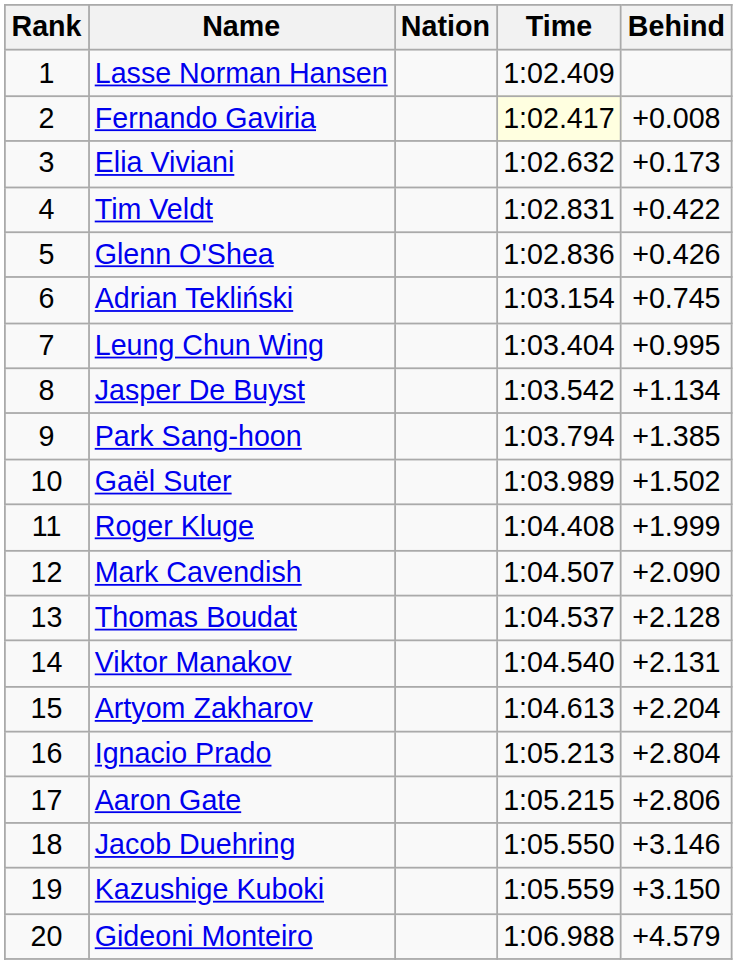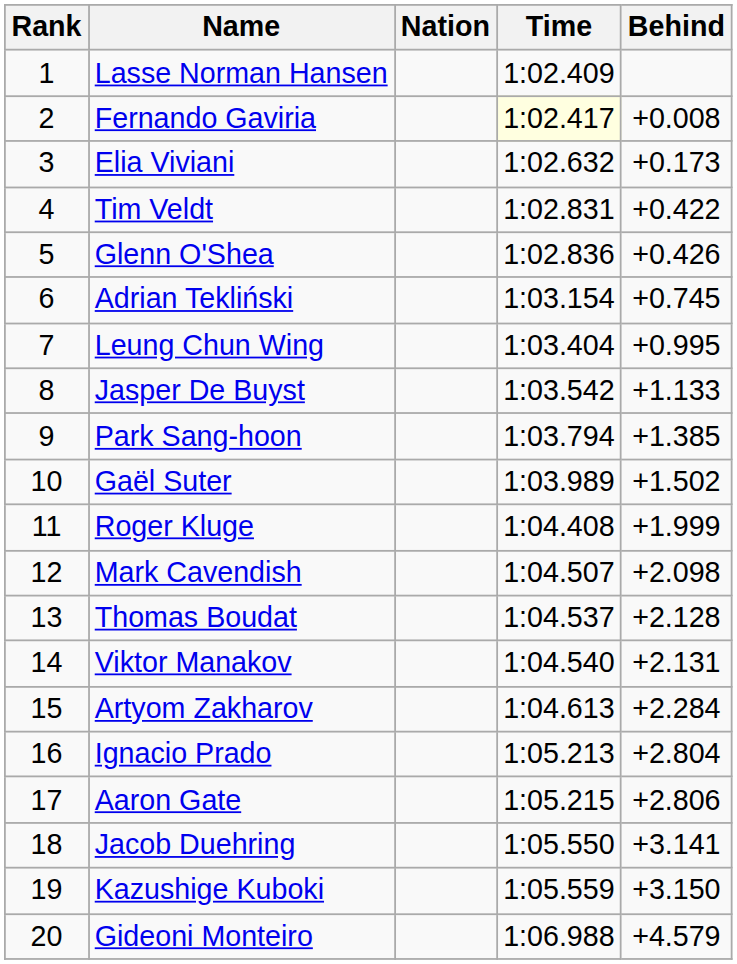(676, 390) +1.134 -> (676, 390) +1.133
(676, 572) +2.090 -> (676, 572) +2.098
(676, 708) +2.204 -> (676, 708) +2.284
(676, 844) +3.146 -> (676, 844) +3.141
